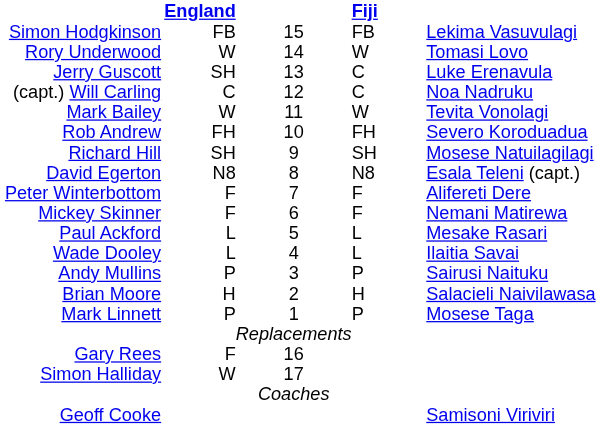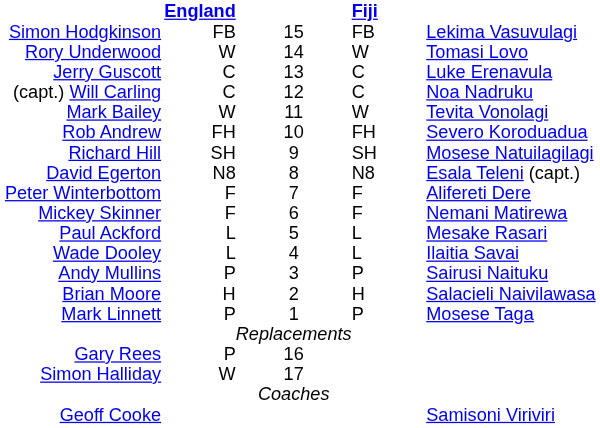(223, 72) SH -> (229, 72) C
(230, 354) F -> (230, 354) P
